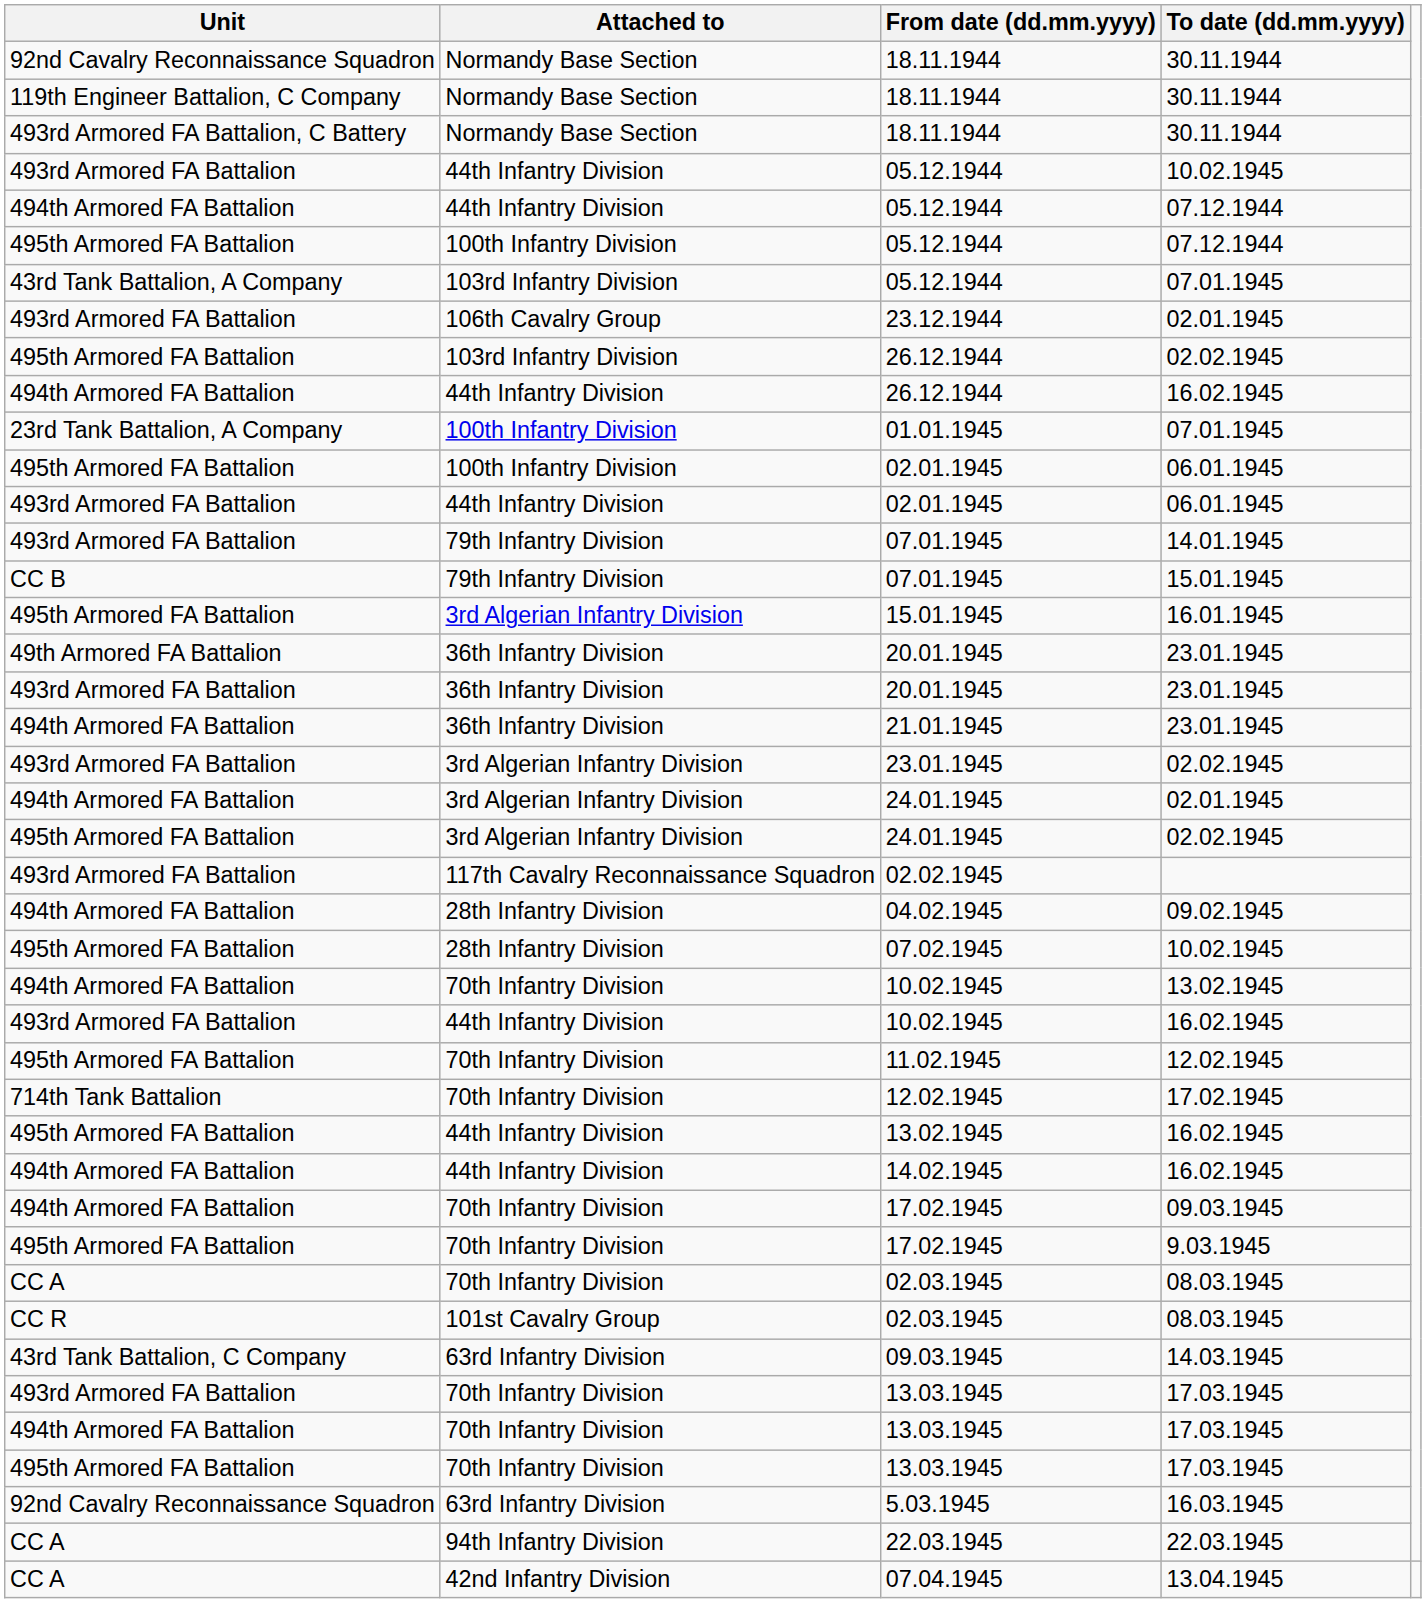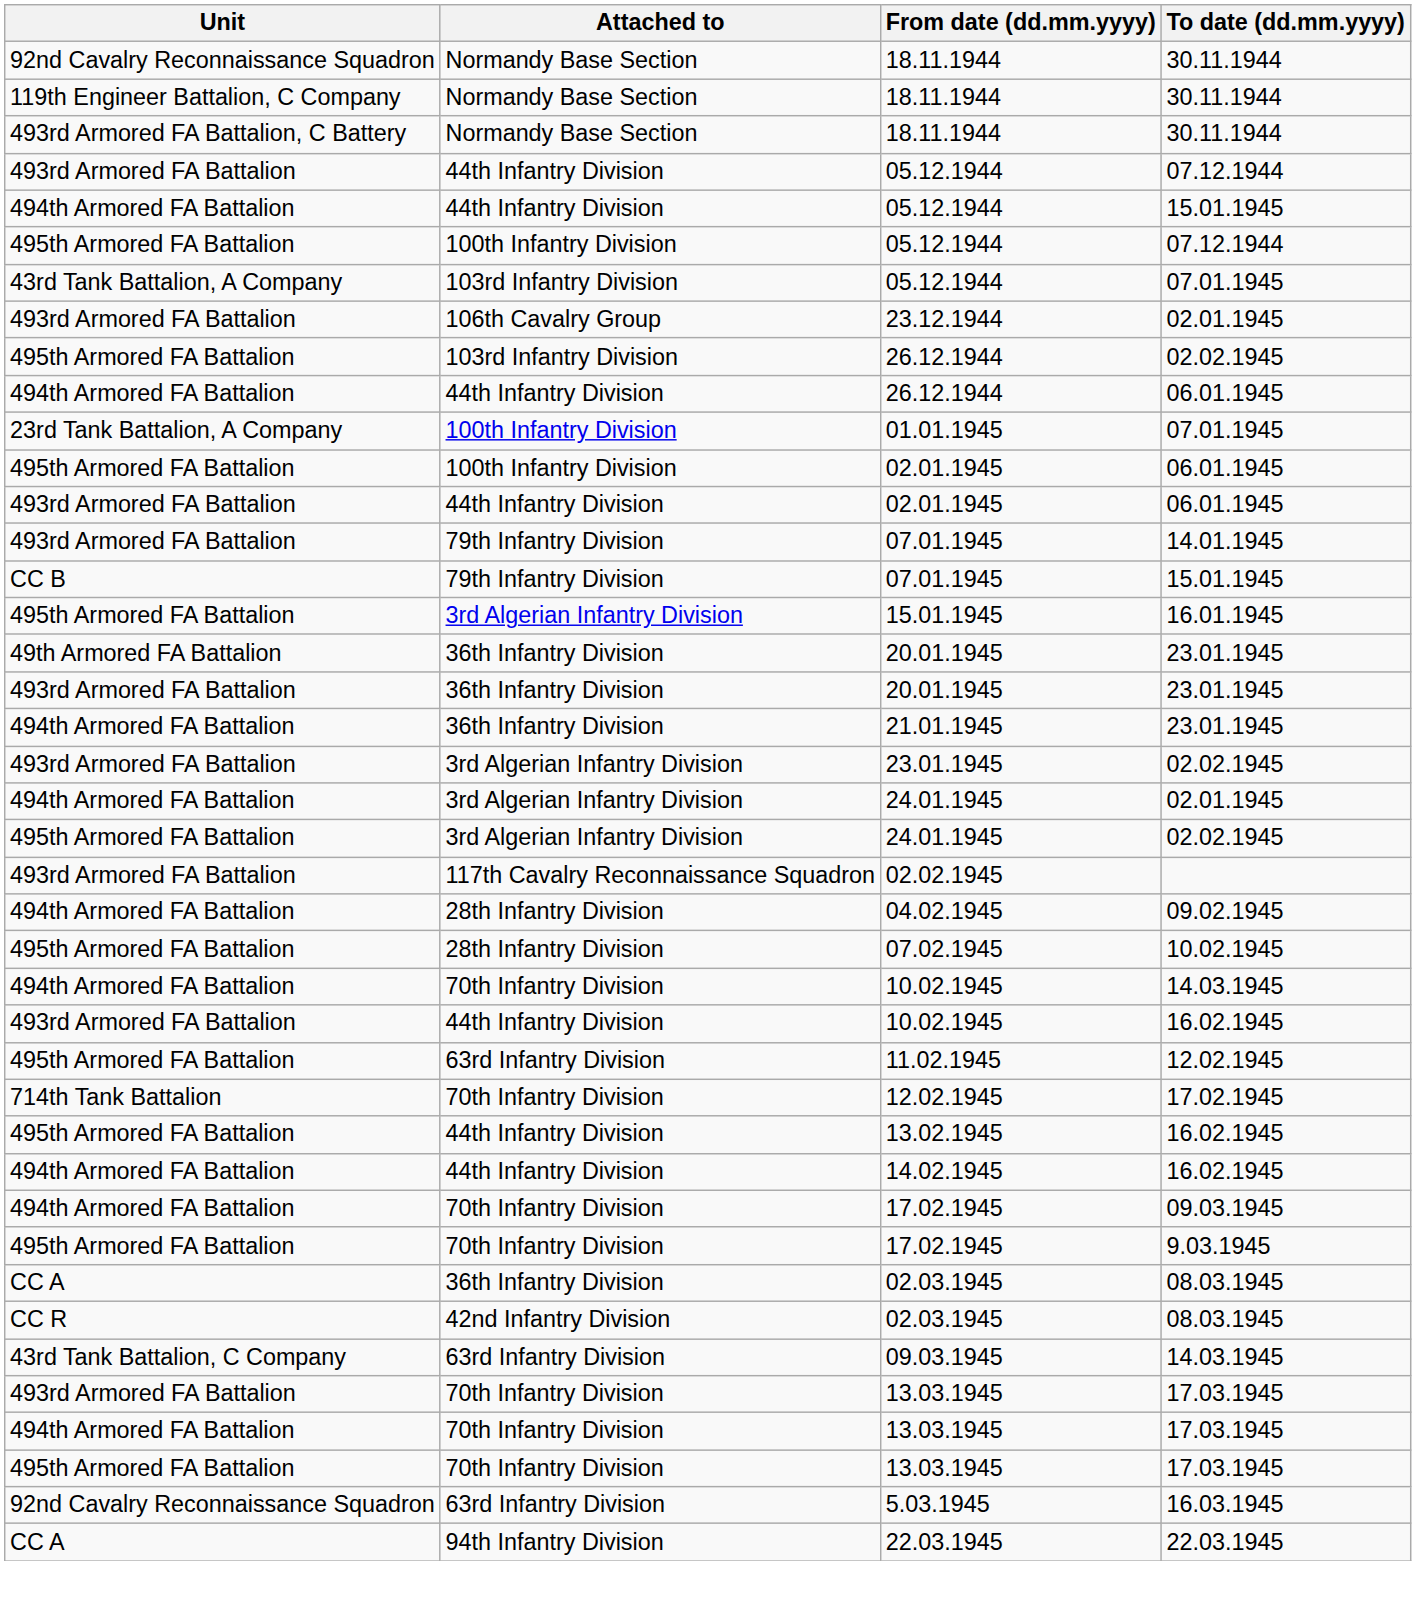(1225, 171) 10.02.1945 -> (1225, 171) 07.12.1944
(1225, 208) 07.12.1944 -> (1225, 208) 15.01.1945
(1225, 393) 16.02.1945 -> (1225, 393) 06.01.1945
(1225, 986) 13.02.1945 -> (1225, 986) 14.03.1945
(555, 1060) 70th Infantry Division -> (555, 1060) 63rd Infantry Division
(555, 1282) 70th Infantry Division -> (555, 1282) 36th Infantry Division
(553, 1319) 101st Cavalry Group -> (558, 1319) 42nd Infantry Division
- row: (37, 1579)
